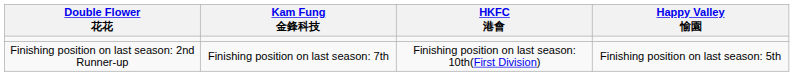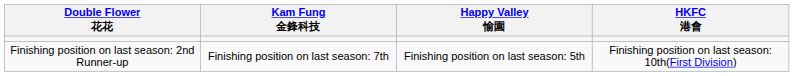columns swapped: (691, 19) <-> (494, 19)
